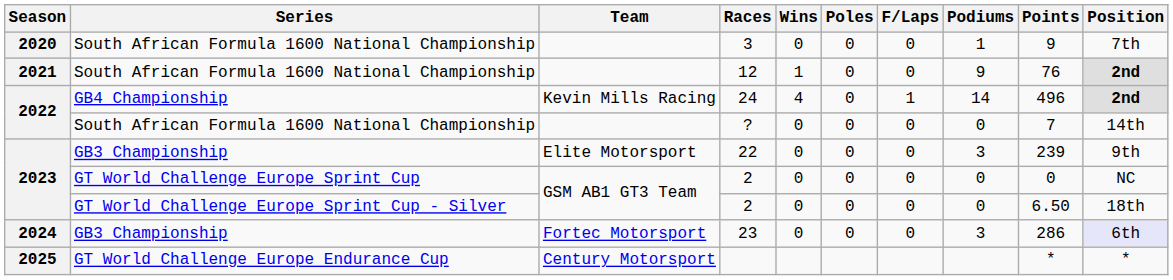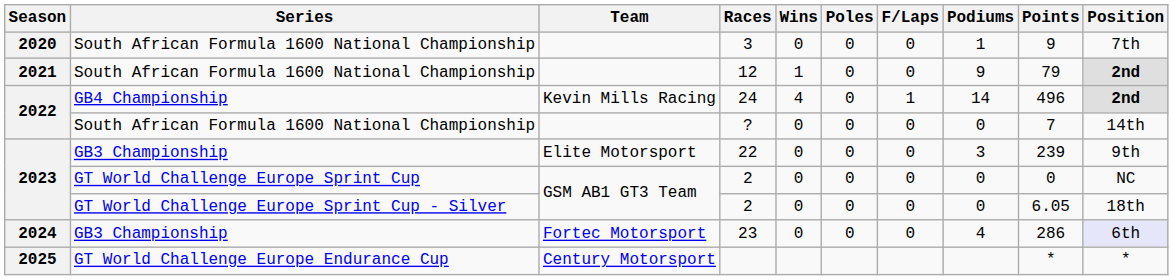(1051, 72) 76 -> (1051, 72) 79
(1051, 206) 6.50 -> (1051, 206) 6.05
(981, 233) 3 -> (981, 233) 4
